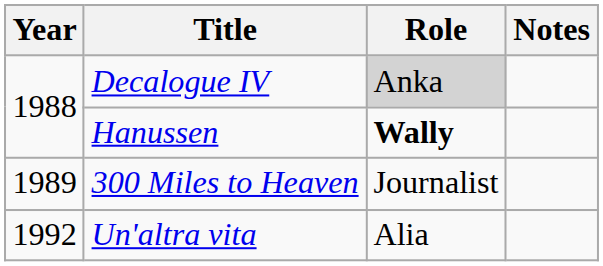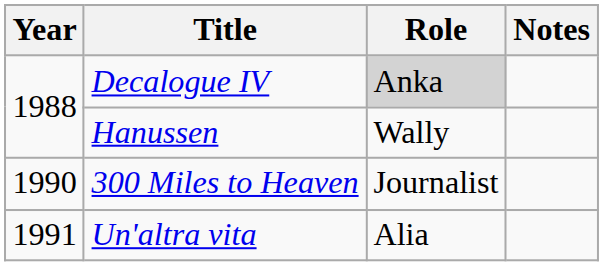(414, 132) bold -> (411, 132) normal
(45, 183) 1989 -> (45, 183) 1990
(45, 234) 1992 -> (45, 234) 1991
